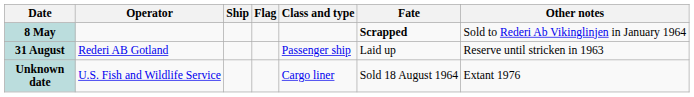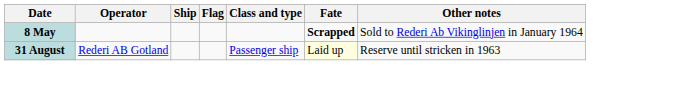(378, 50) no background -> (325, 50) lightyellow background
- row: (40, 75)
